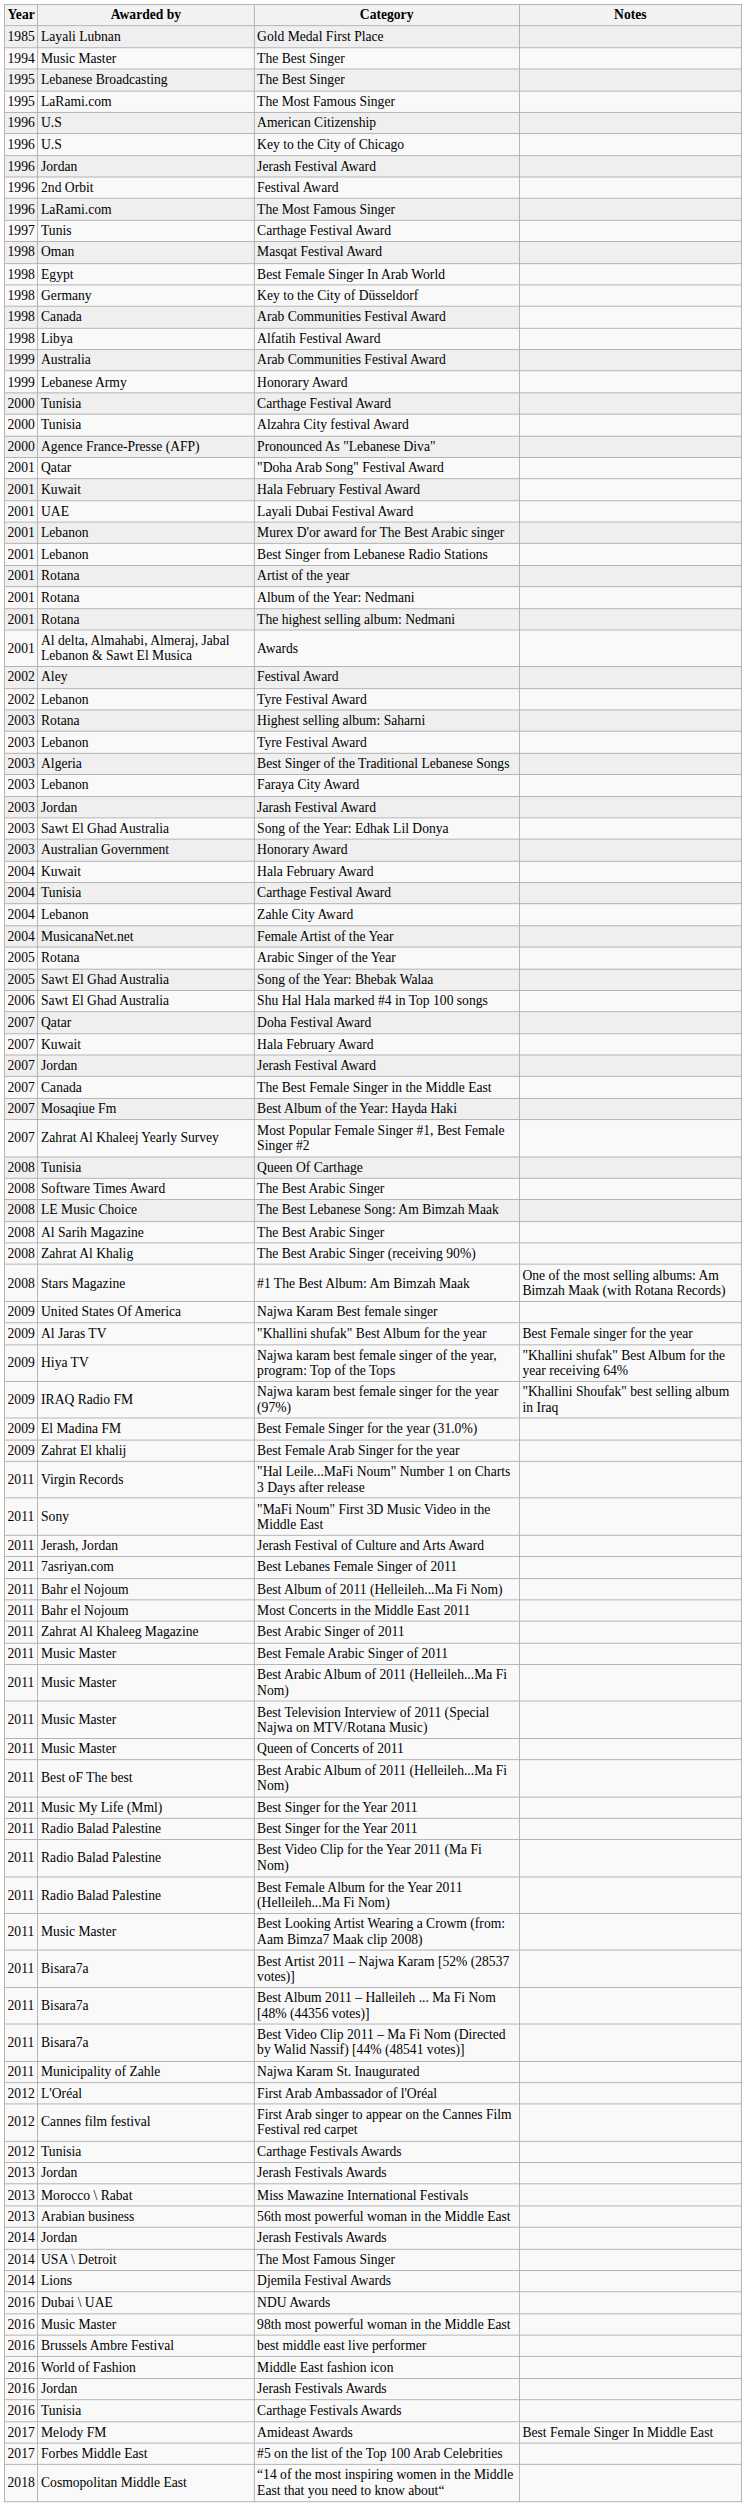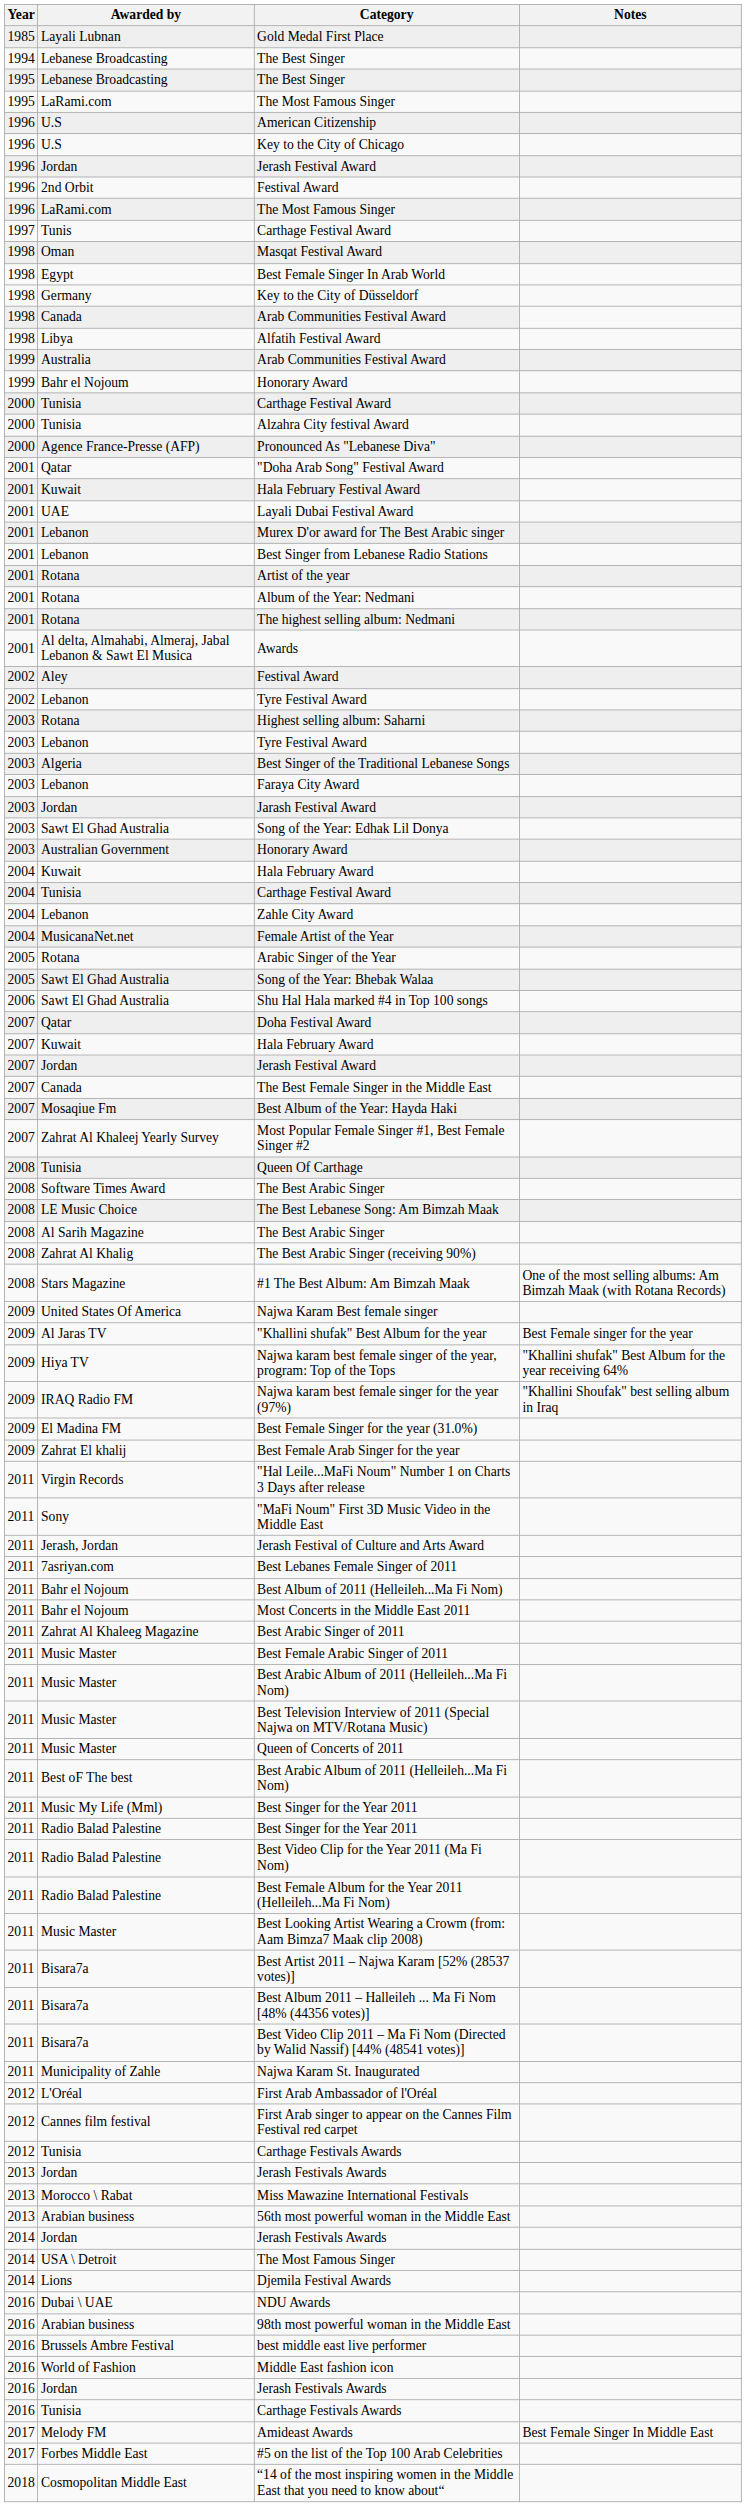(79, 58) Music Master -> (104, 58) Lebanese Broadcasting
(84, 381) Lebanese Army -> (85, 381) Bahr el Nojoum
(79, 2324) Music Master -> (88, 2324) Arabian business
